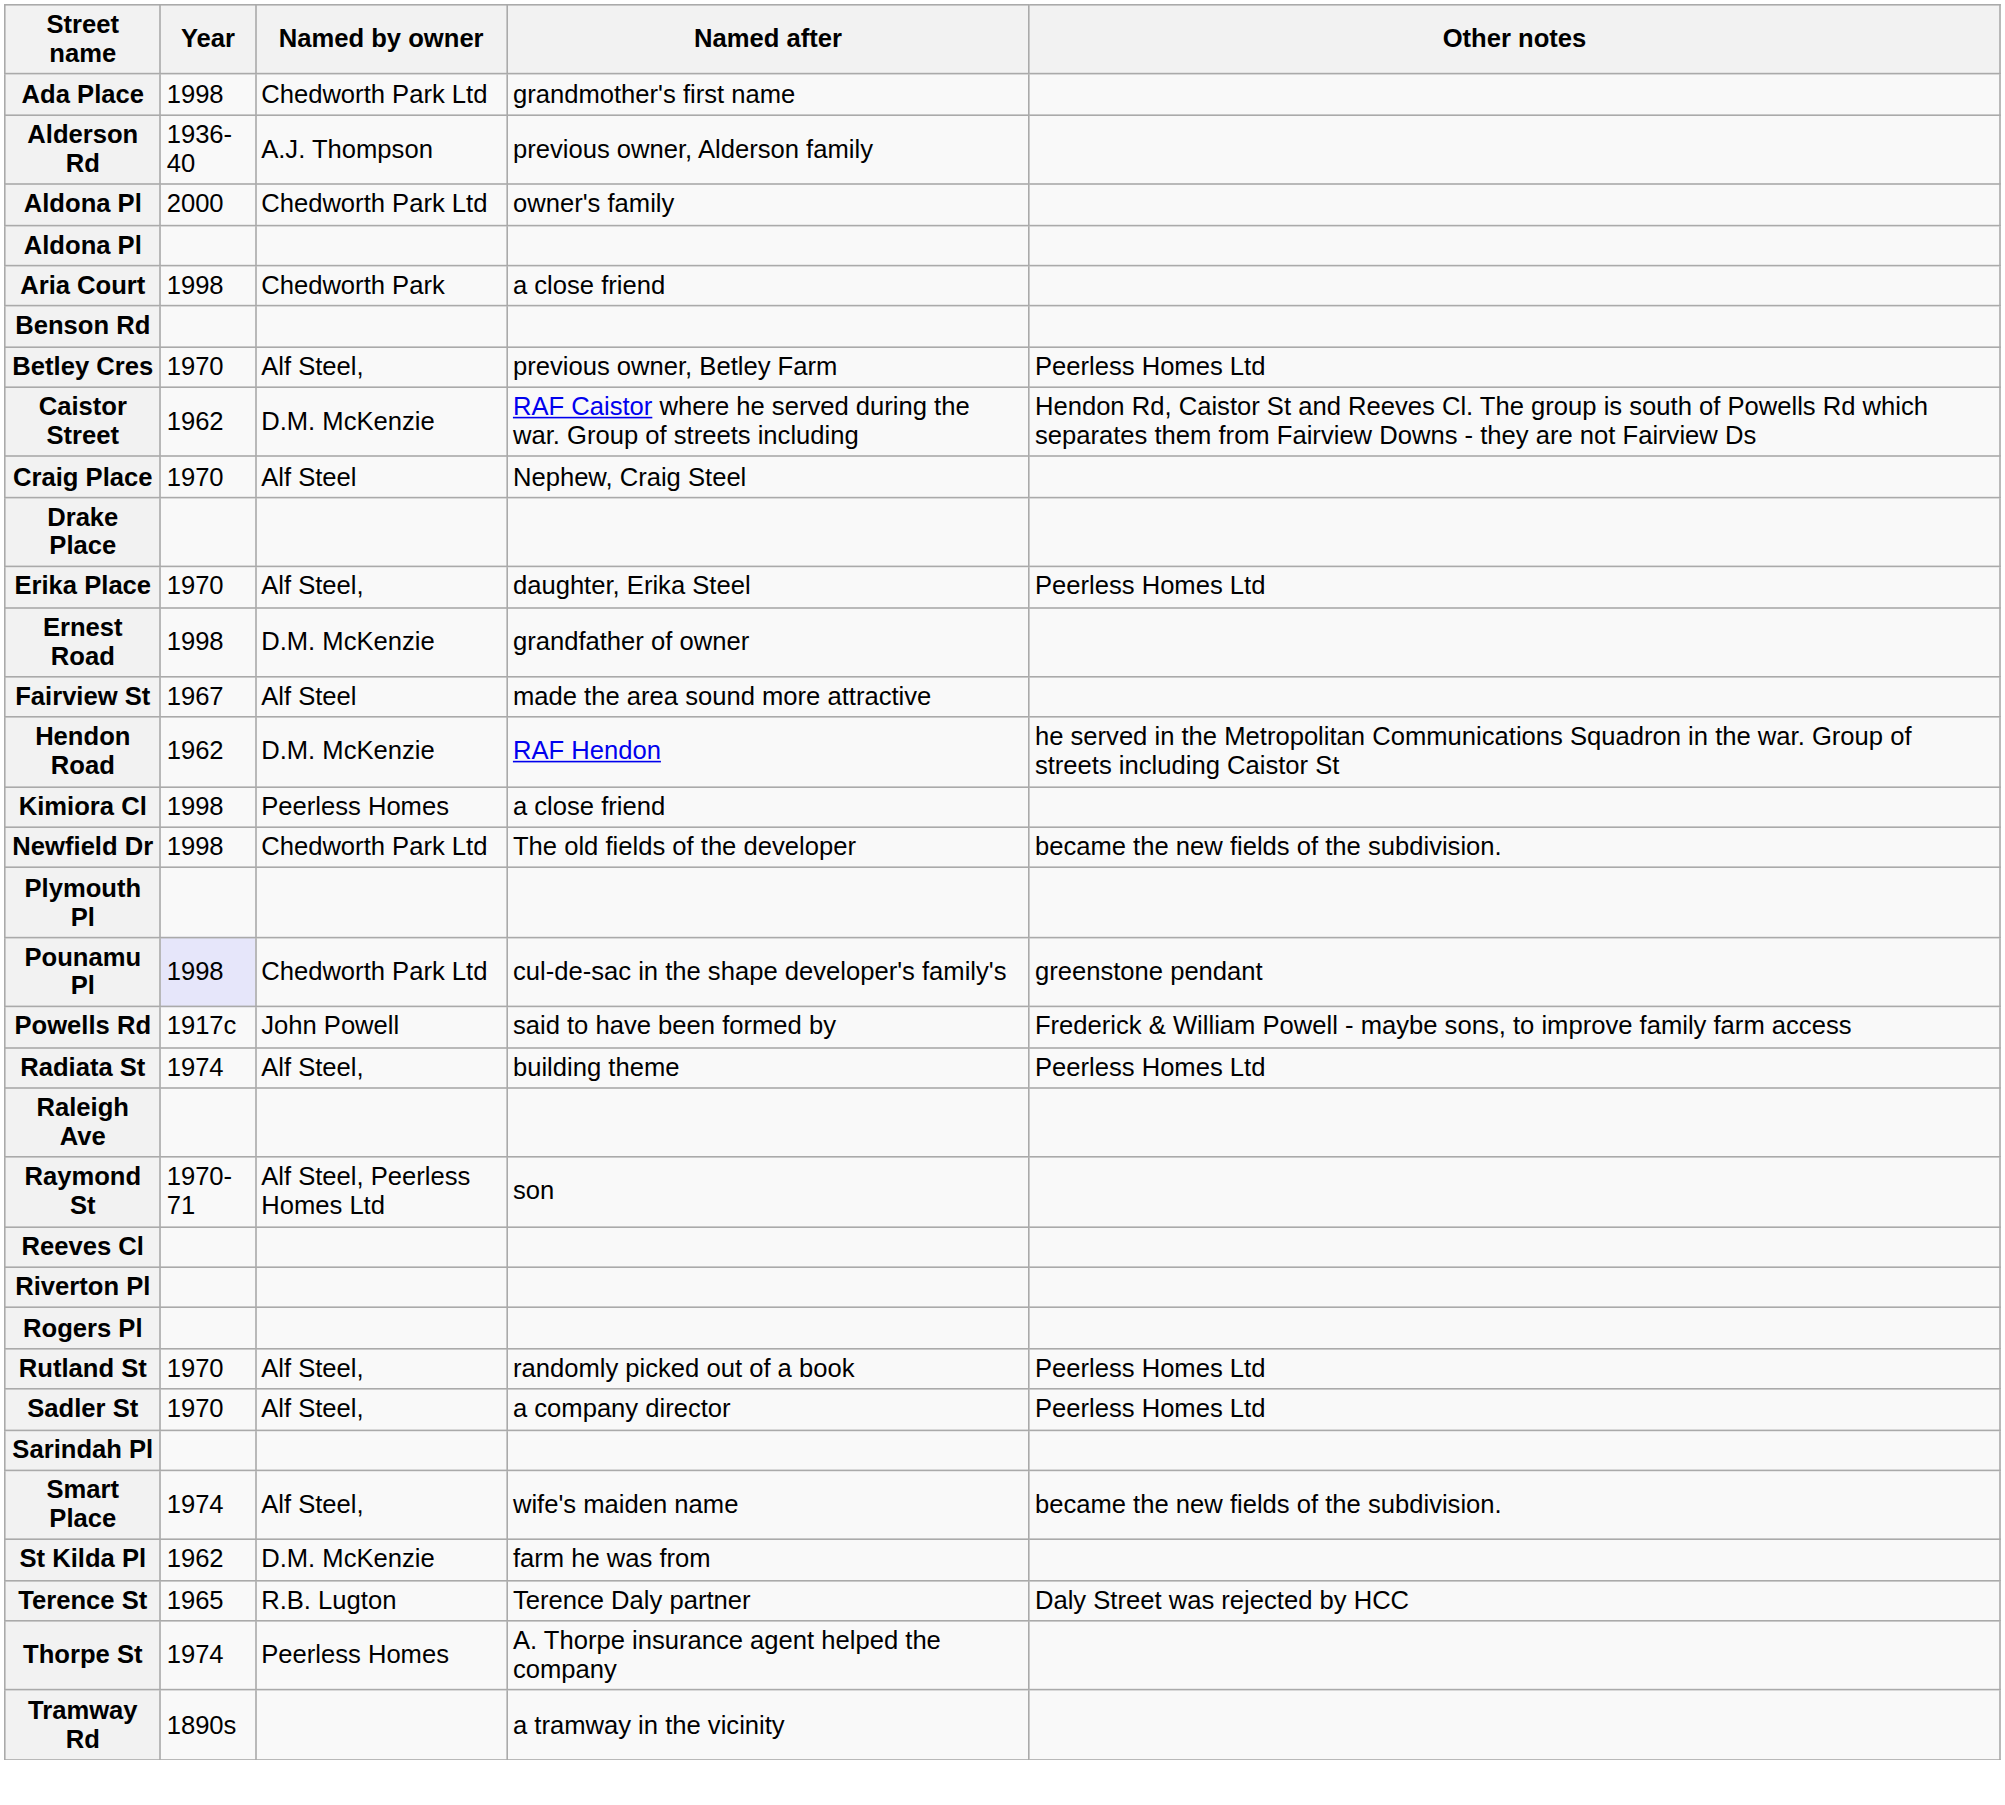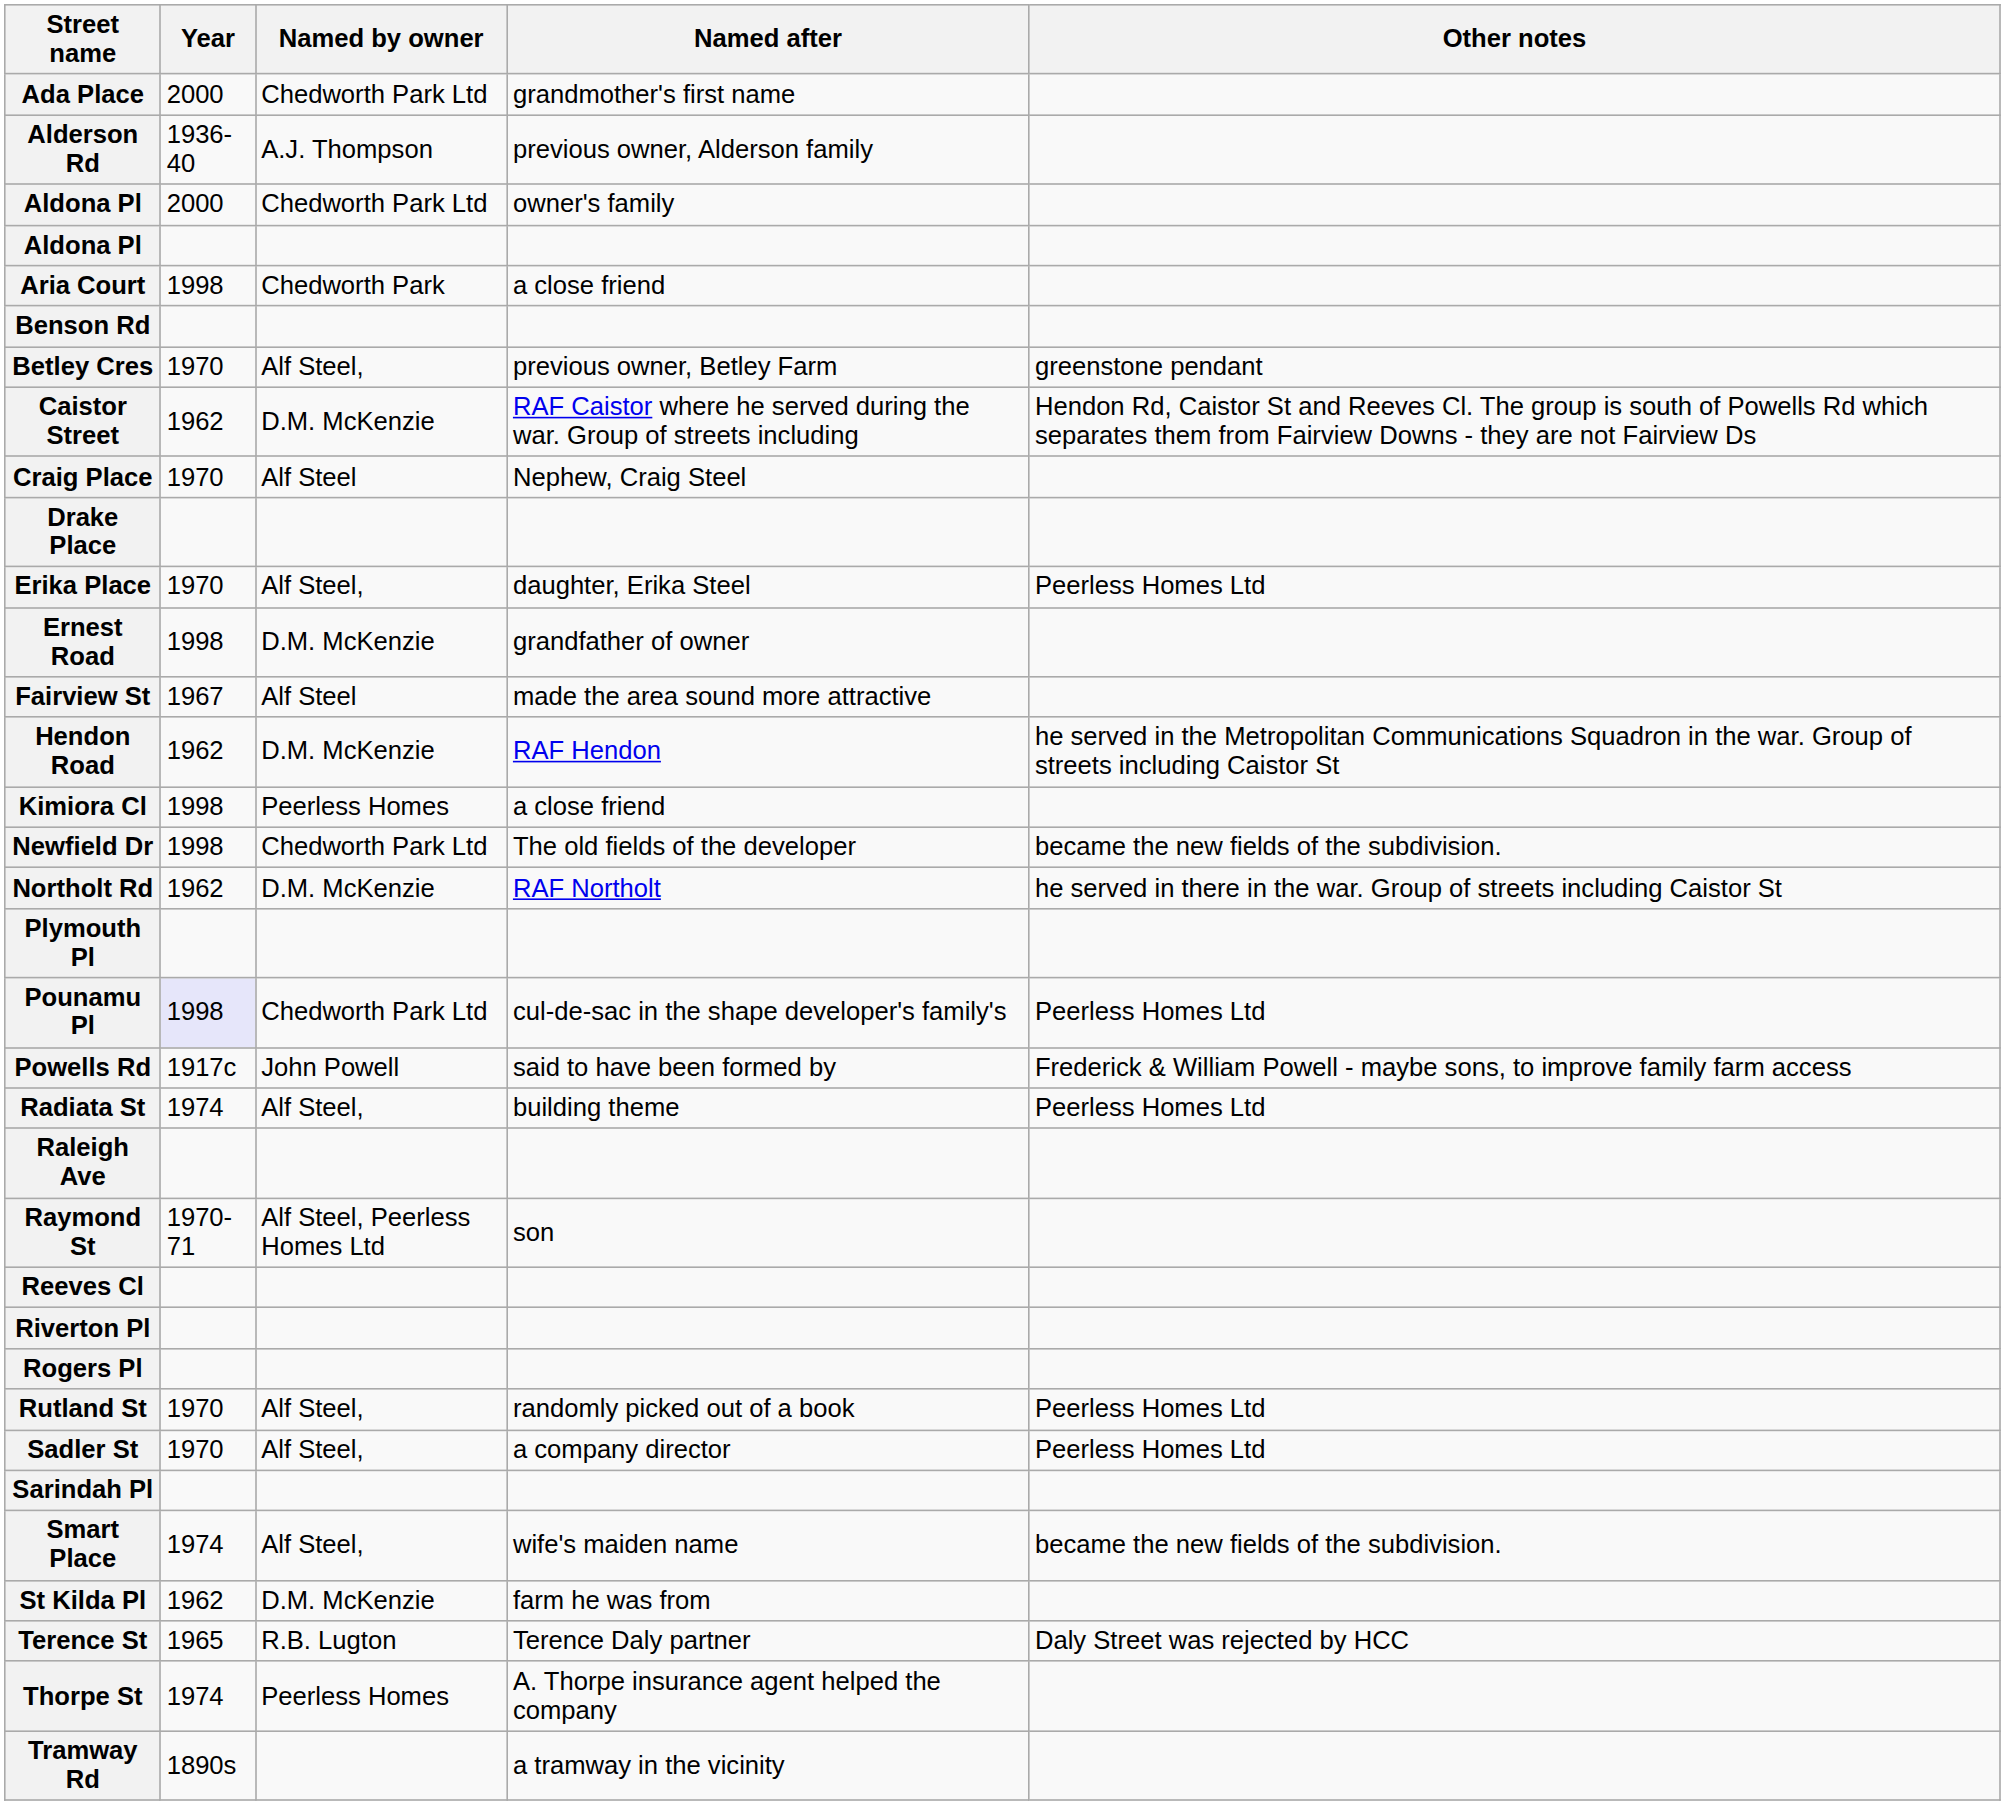(195, 94) 1998 -> (195, 94) 2000
(1150, 366) Peerless Homes Ltd -> (1149, 366) greenstone pendant
+ row: (83, 887)
(1149, 971) greenstone pendant -> (1150, 1012) Peerless Homes Ltd
